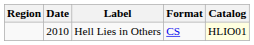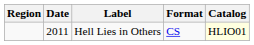(58, 31) 2010 -> (57, 31) 2011
